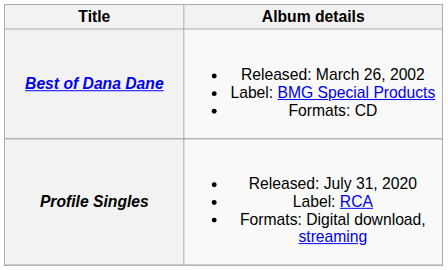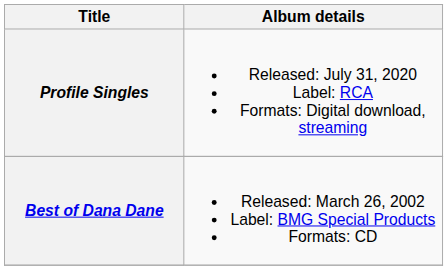rows swapped: (94, 83) <-> (94, 201)
